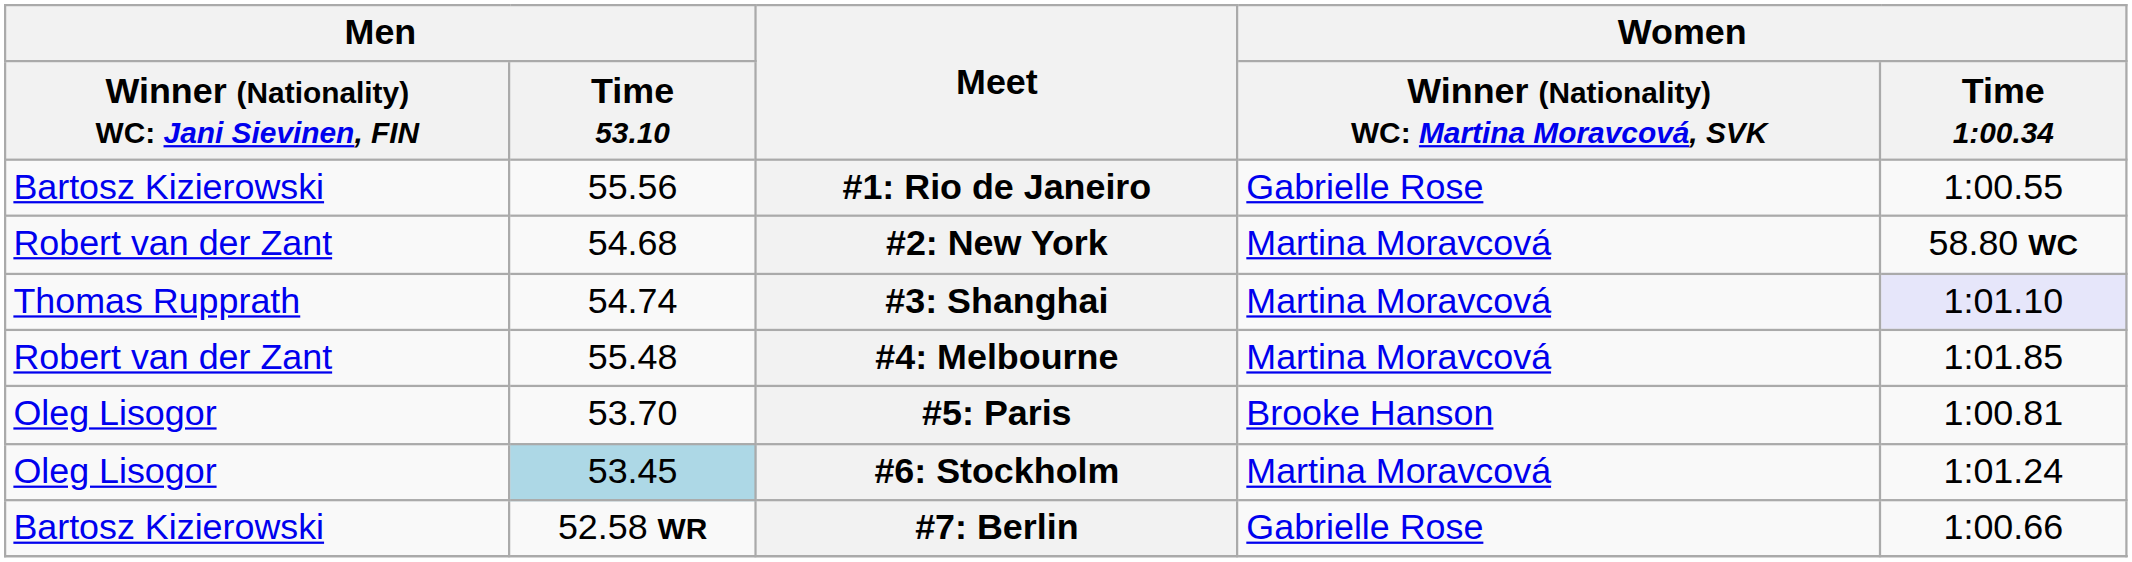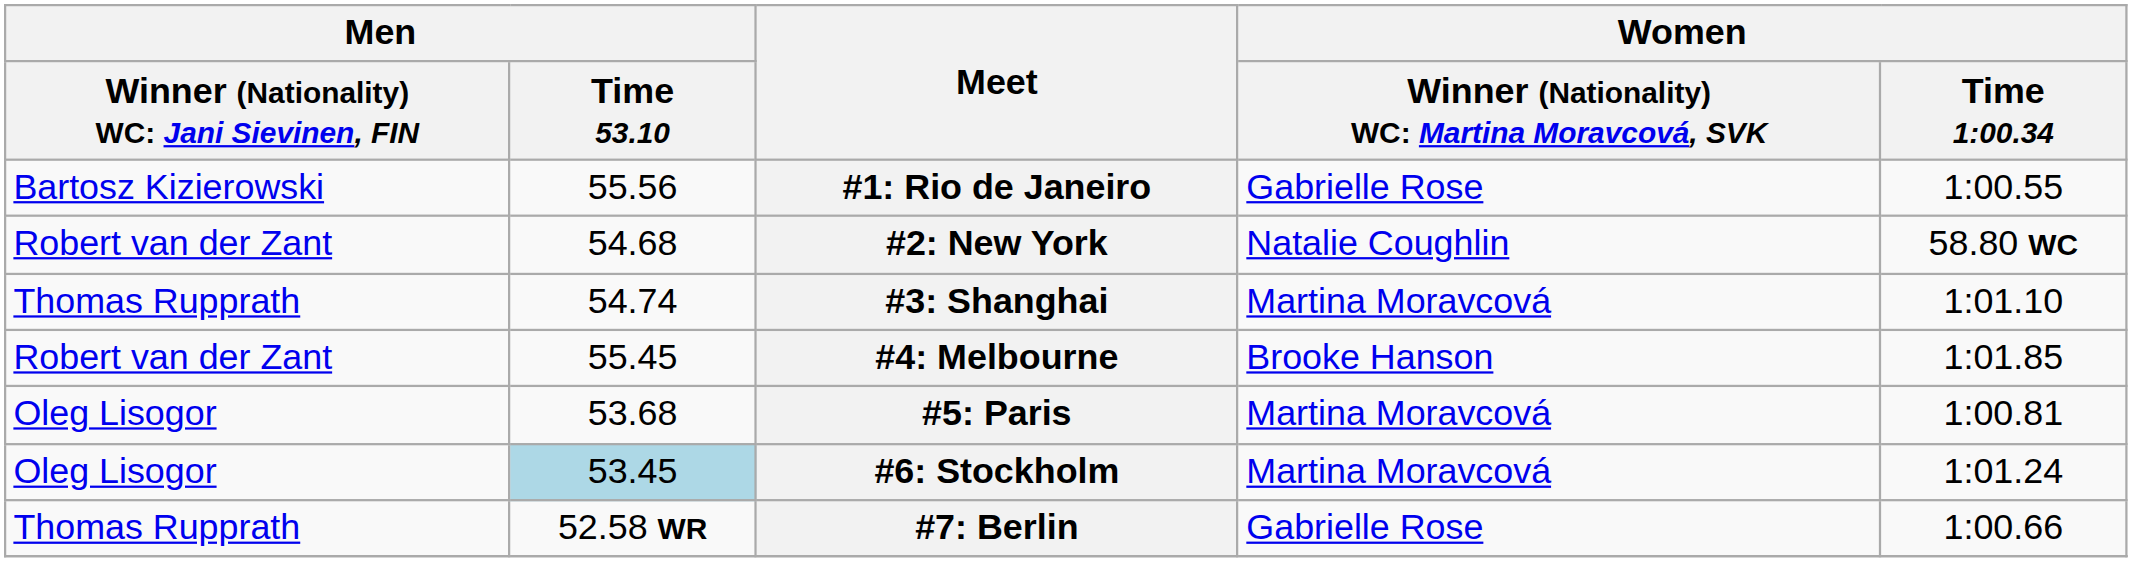(1399, 243) Martina Moravcová -> (1378, 243) Natalie Coughlin
(2003, 300) lavender background -> (2003, 300) no background
(633, 357) 55.48 -> (633, 357) 55.45
(1399, 357) Martina Moravcová -> (1370, 357) Brooke Hanson
(633, 414) 53.70 -> (633, 414) 53.68
(1370, 414) Brooke Hanson -> (1399, 414) Martina Moravcová
(169, 527) Bartosz Kizierowski -> (157, 527) Thomas Rupprath
